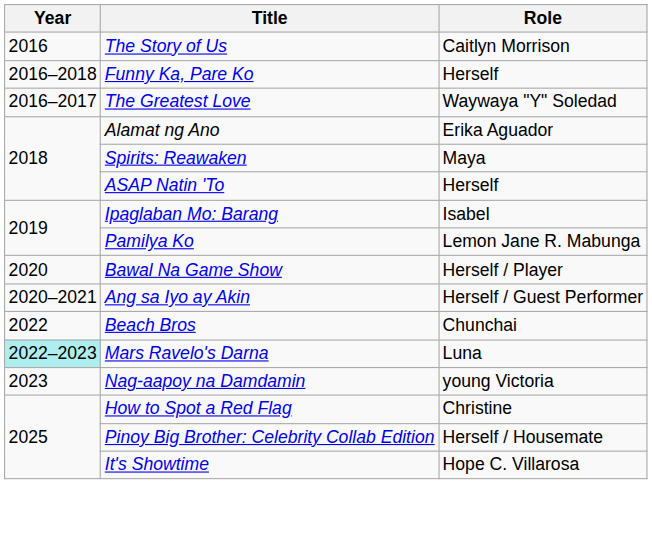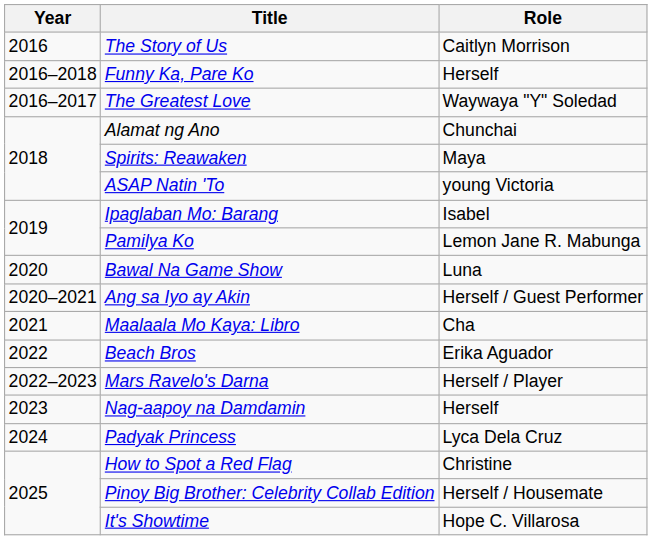(498, 130) Erika Aguador -> (480, 130) Chunchai
(470, 185) Herself -> (498, 185) young Victoria
(503, 269) Herself / Player -> (462, 269) Luna
+ row: (202, 325)
(480, 325) Chunchai -> (498, 353) Erika Aguador
(53, 353) paleturquoise background -> (53, 381) no background
(462, 353) Luna -> (503, 381) Herself / Player
(498, 381) young Victoria -> (470, 409) Herself
+ row: (170, 437)
